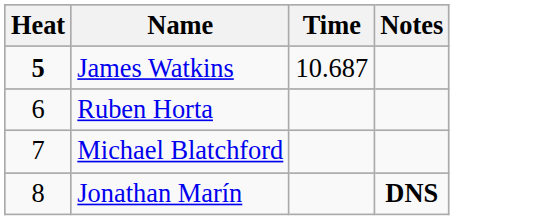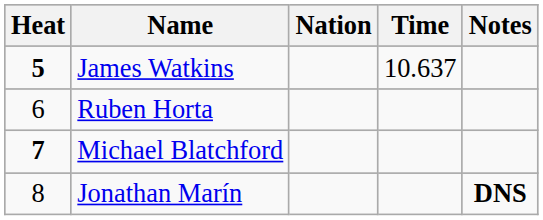+ column: (334, 25)
(332, 67) 10.687 -> (420, 67) 10.637
(38, 151) normal -> (38, 151) bold
